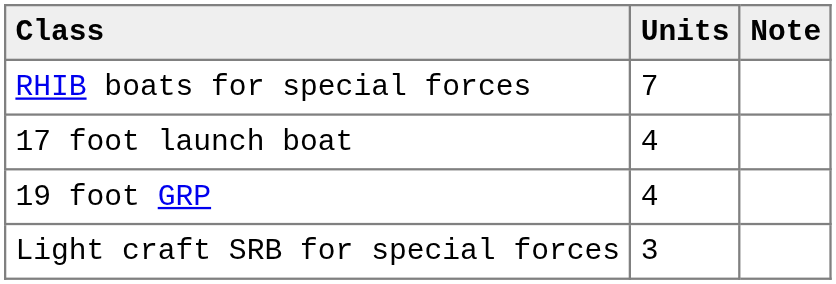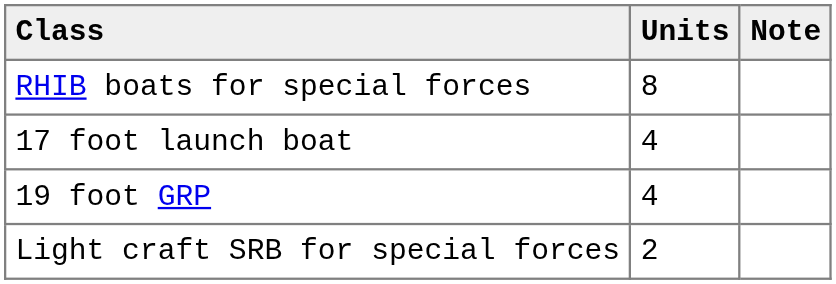(650, 87) 7 -> (650, 87) 8
(650, 251) 3 -> (650, 251) 2
